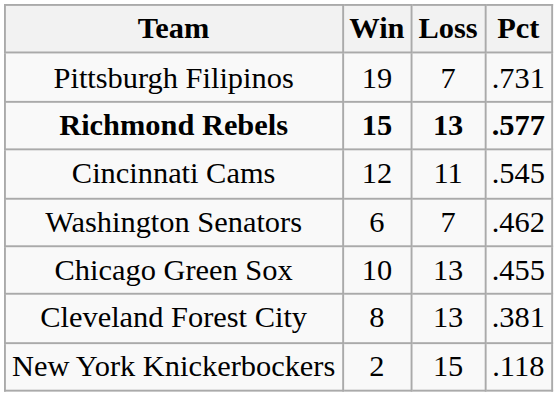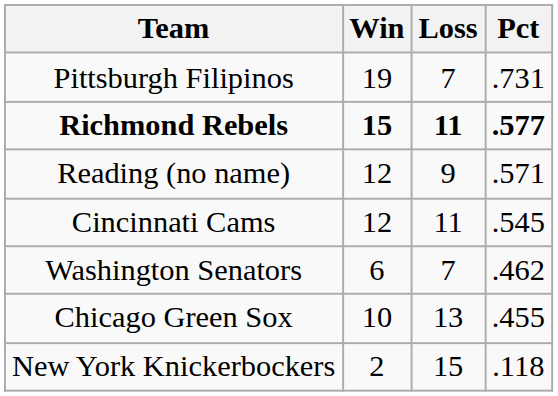(448, 125) 13 -> (448, 125) 11
+ row: (174, 173)
- row: (174, 317)
